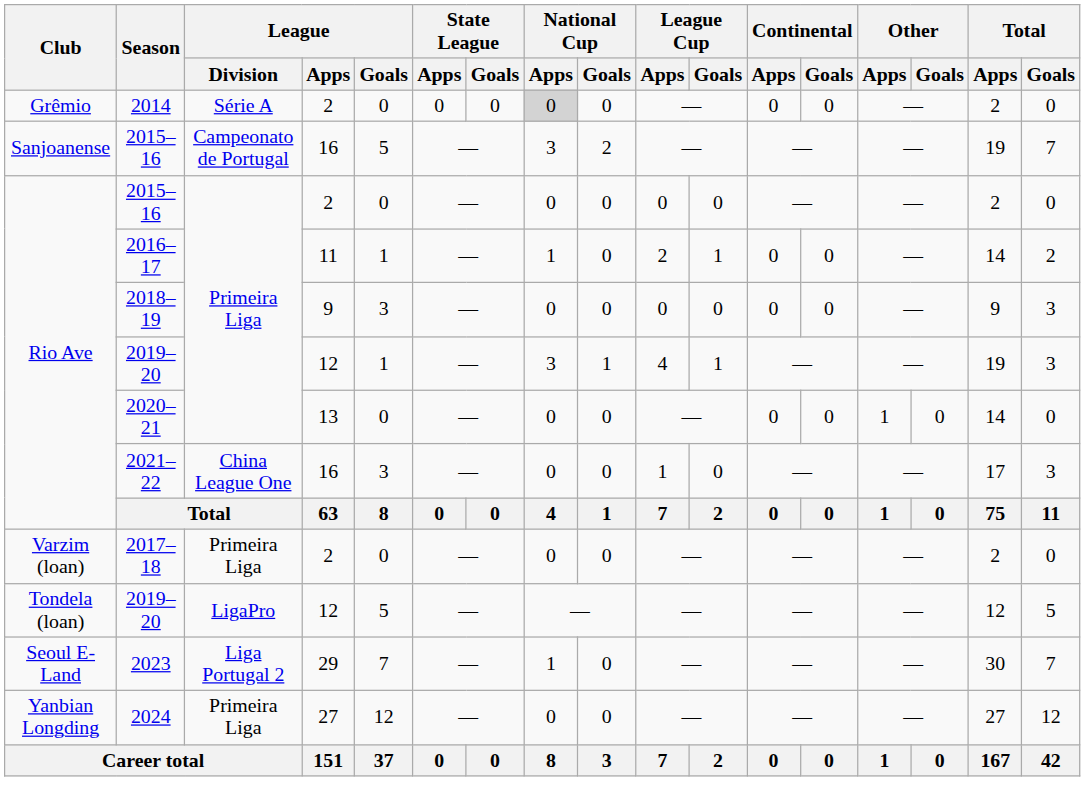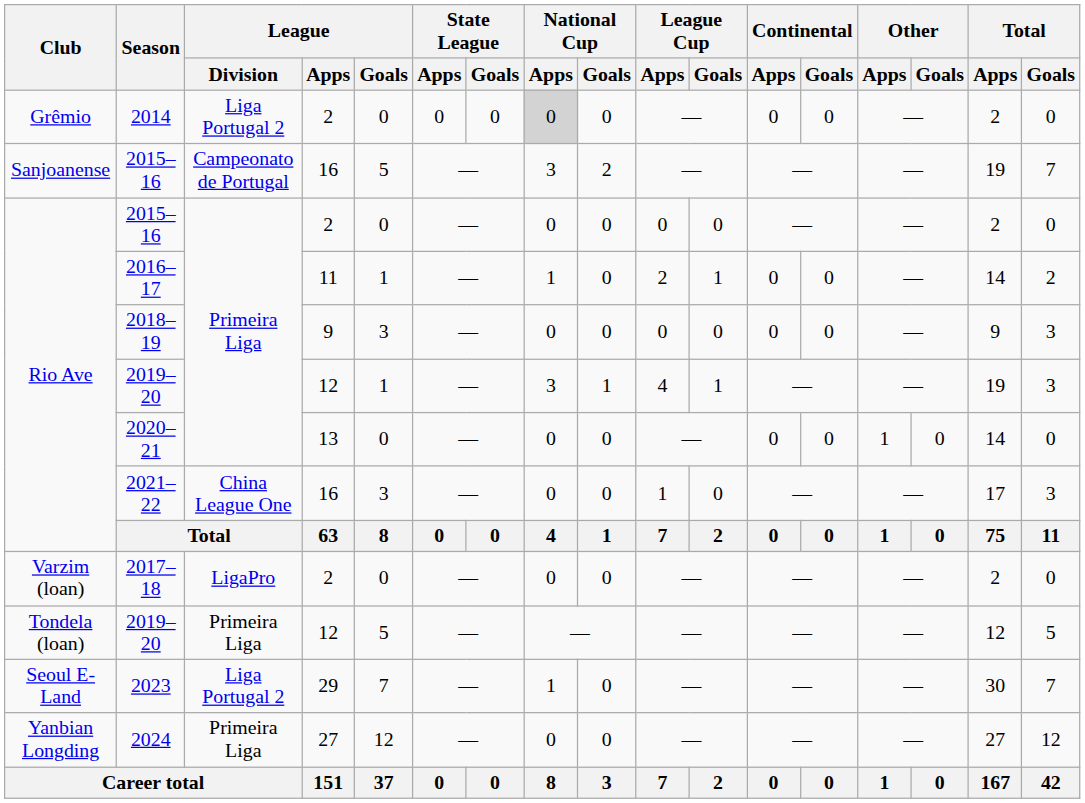(243, 105) Série A -> (243, 116) Liga Portugal 2
(243, 556) Primeira Liga -> (243, 578) LigaPro
(243, 609) LigaPro -> (243, 632) Primeira Liga
